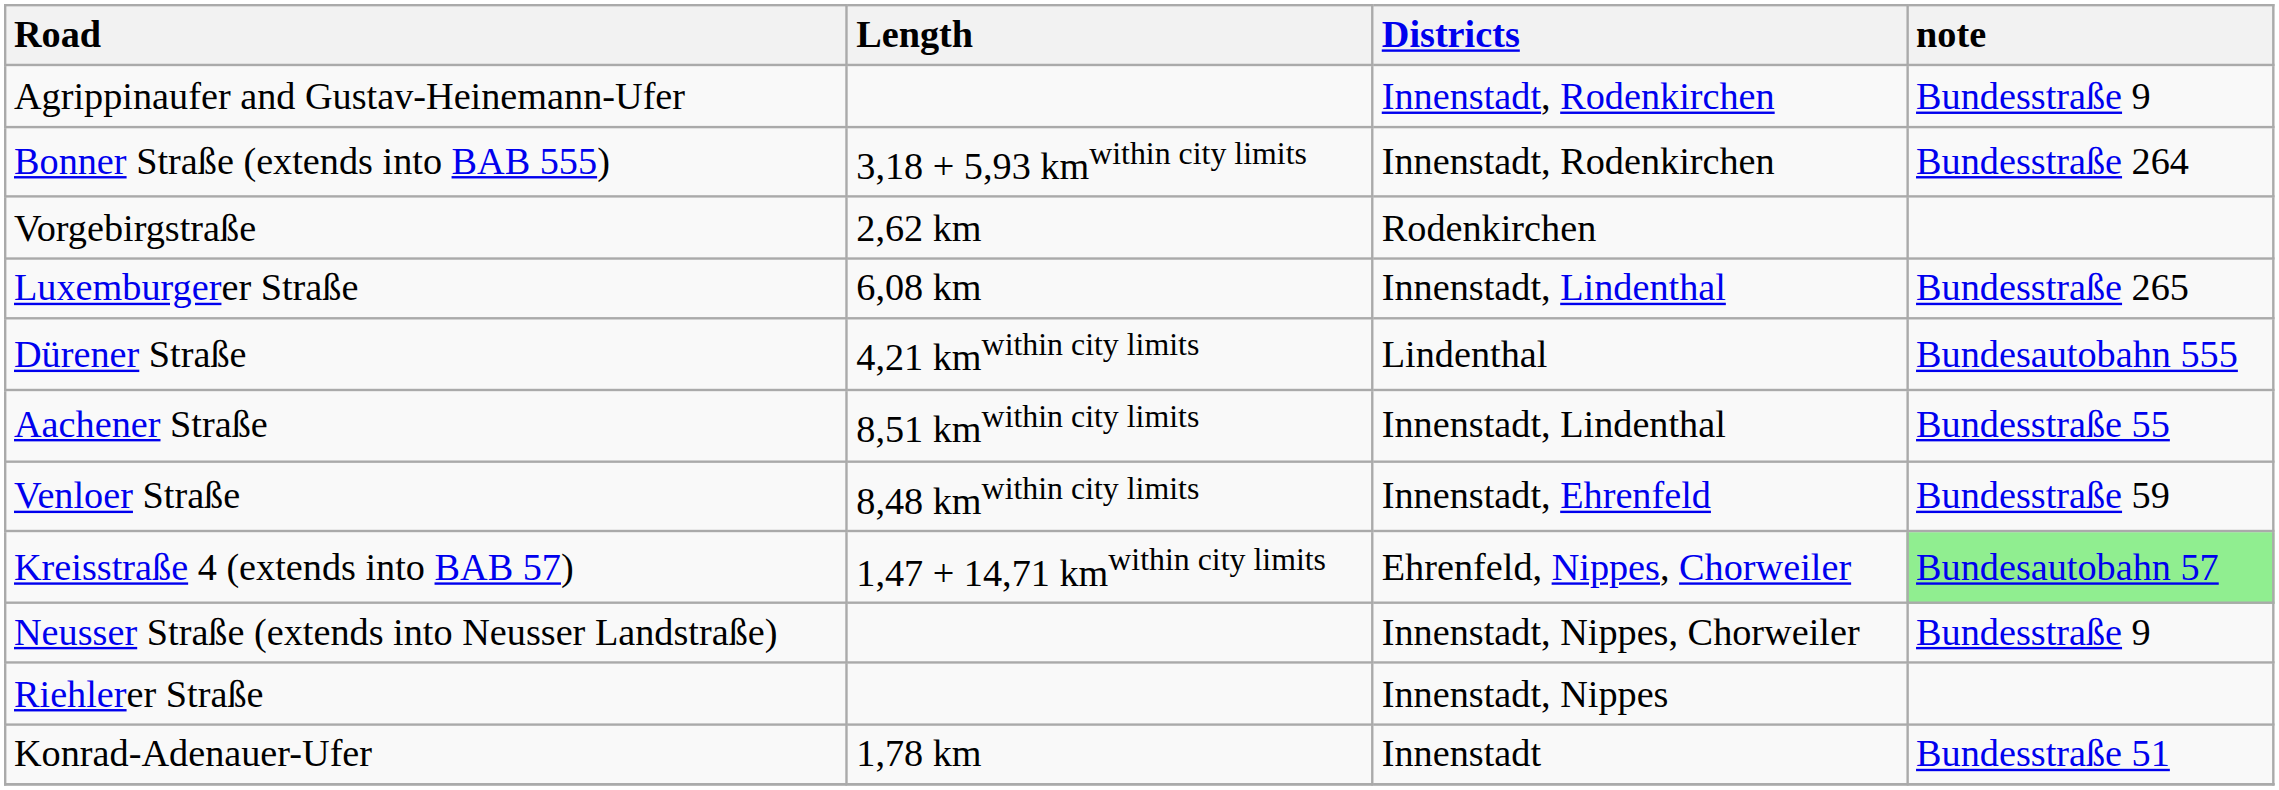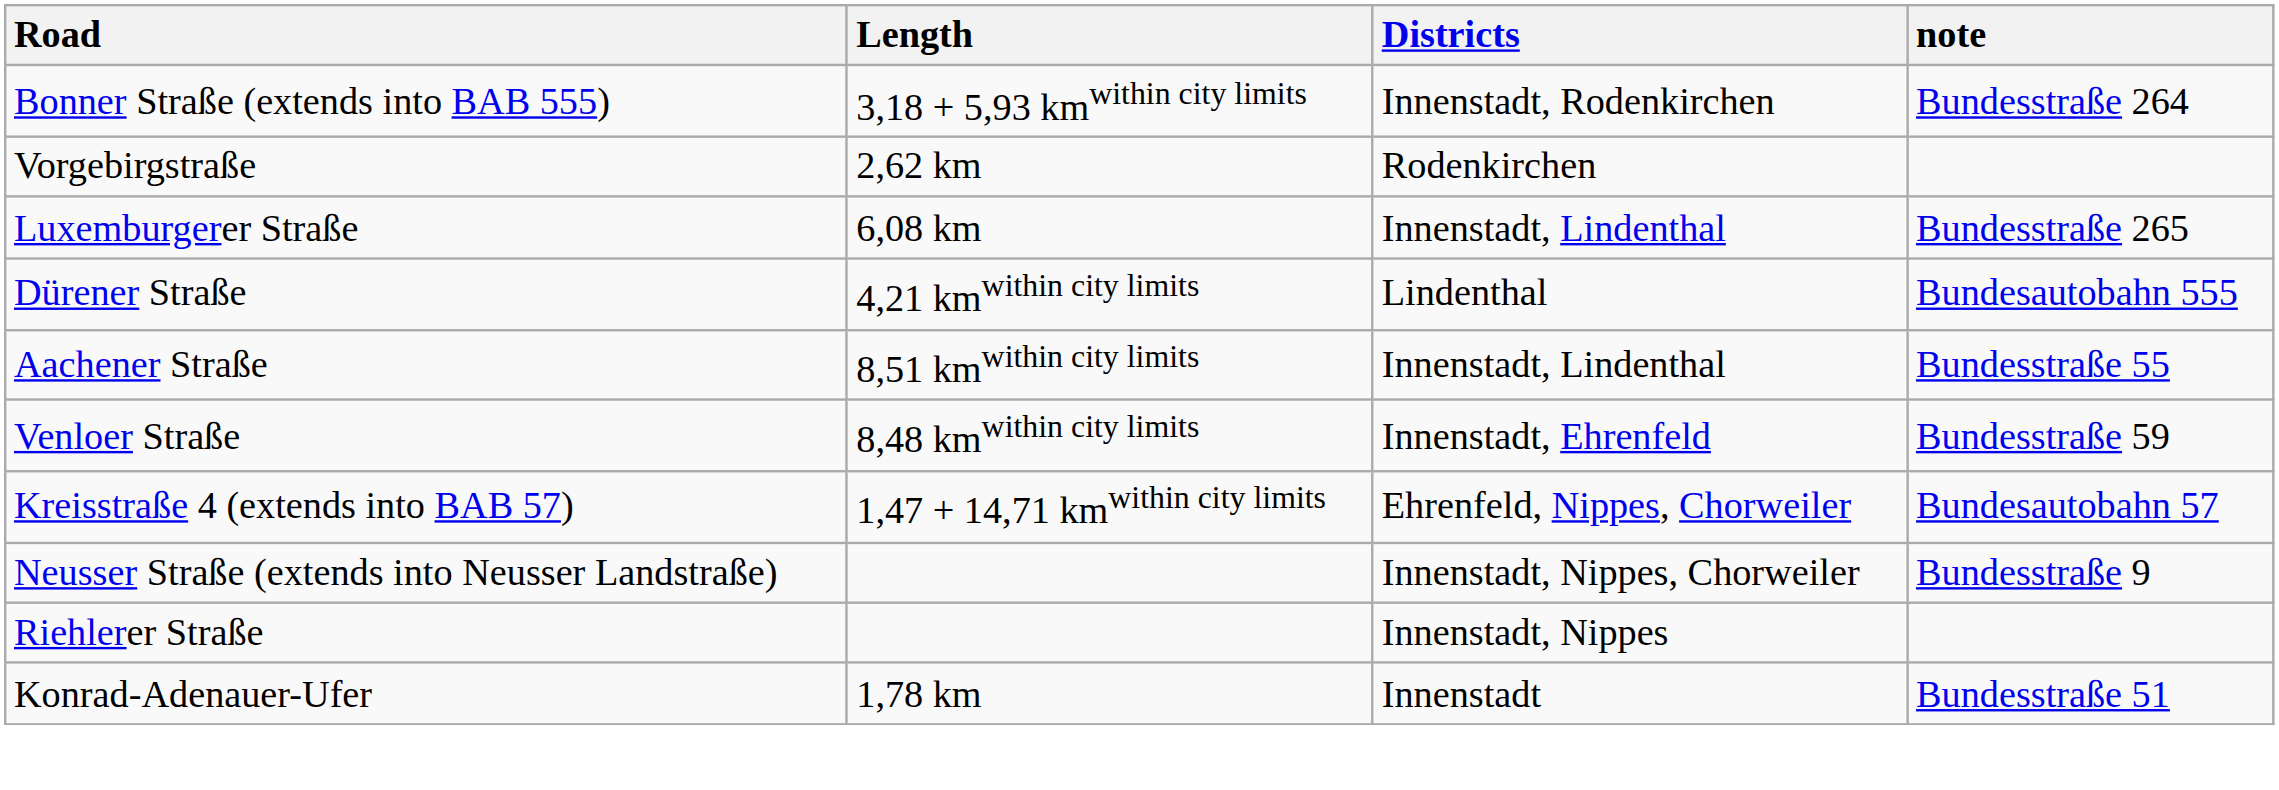- row: (350, 95)
(2067, 566) lightgreen background -> (2067, 505) no background
